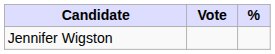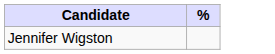- column: (212, 15)
